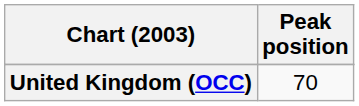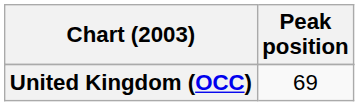(305, 82) 70 -> (305, 82) 69
